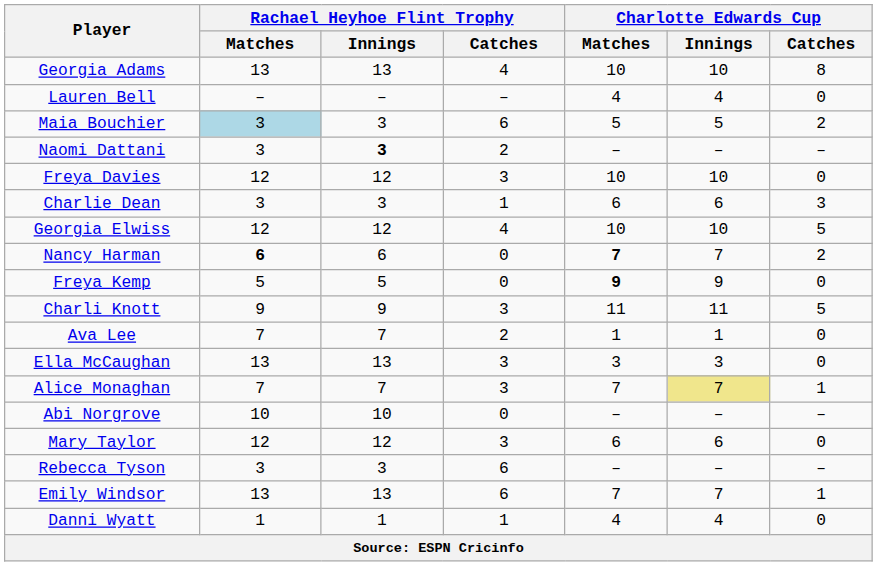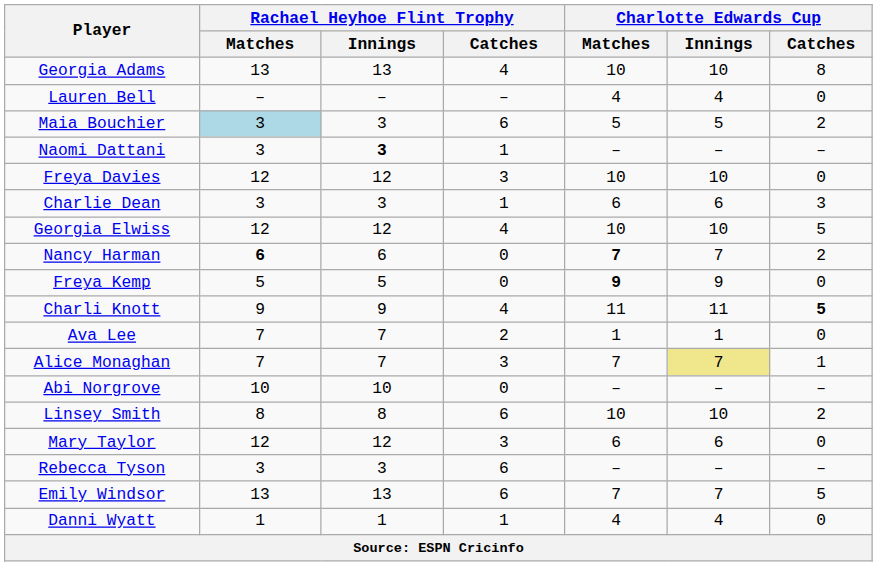(504, 150) 2 -> (504, 150) 1
(504, 309) 3 -> (504, 309) 4
(821, 309) normal -> (821, 309) bold
- row: (102, 362)
+ row: (102, 415)
(821, 495) 1 -> (821, 495) 5
